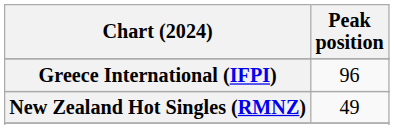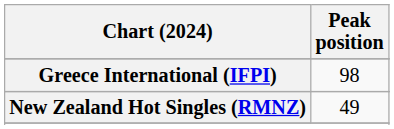(350, 75) 96 -> (350, 75) 98
